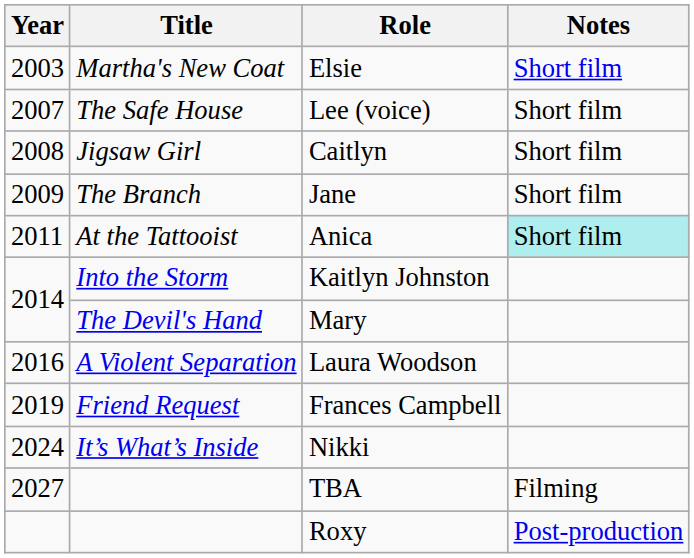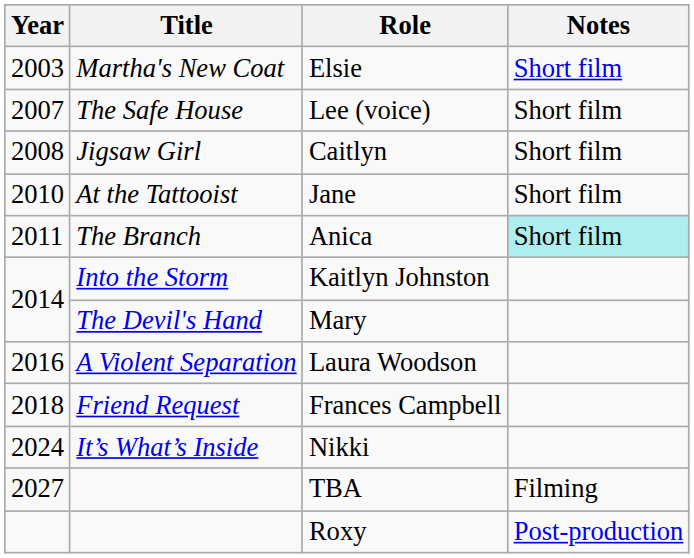(38, 194) 2009 -> (38, 194) 2010
(139, 194) The Branch -> (157, 194) At the Tattooist
(157, 236) At the Tattooist -> (139, 236) The Branch
(38, 404) 2019 -> (38, 404) 2018
